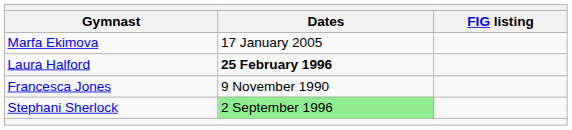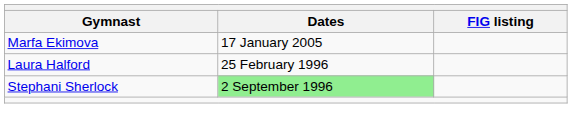(277, 64) bold -> (275, 64) normal
- row: (59, 86)
